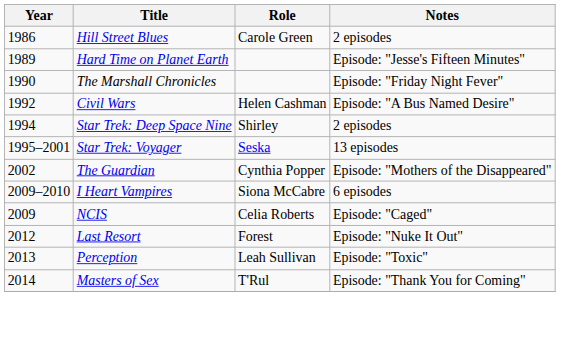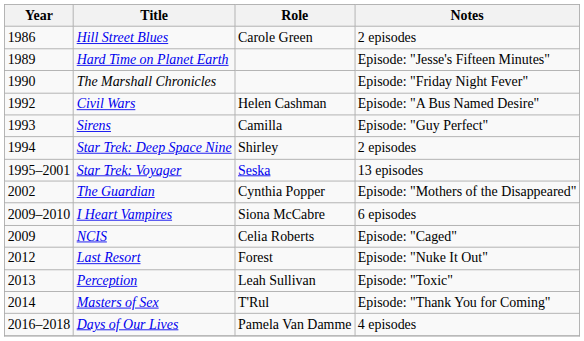+ row: (94, 125)
+ row: (128, 324)
